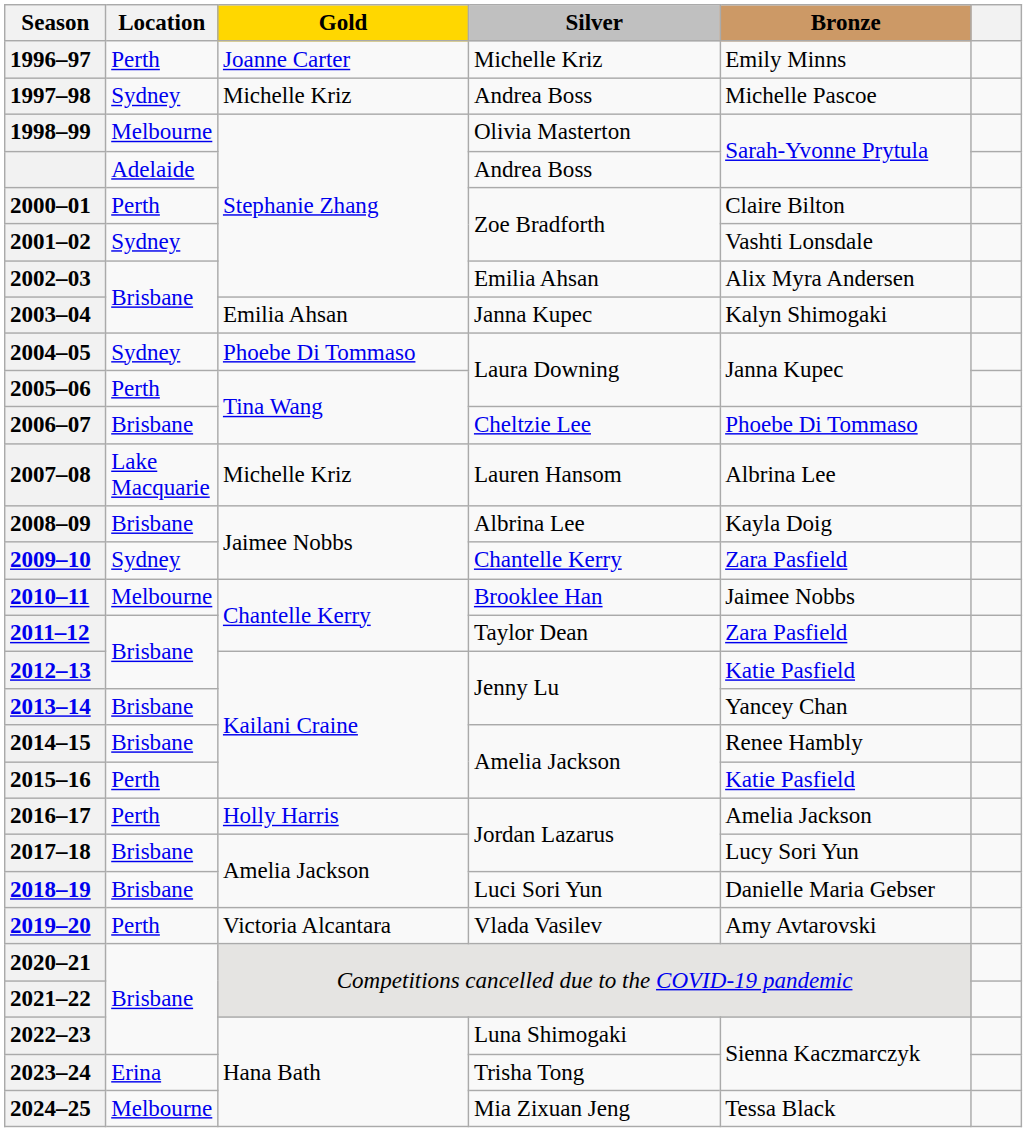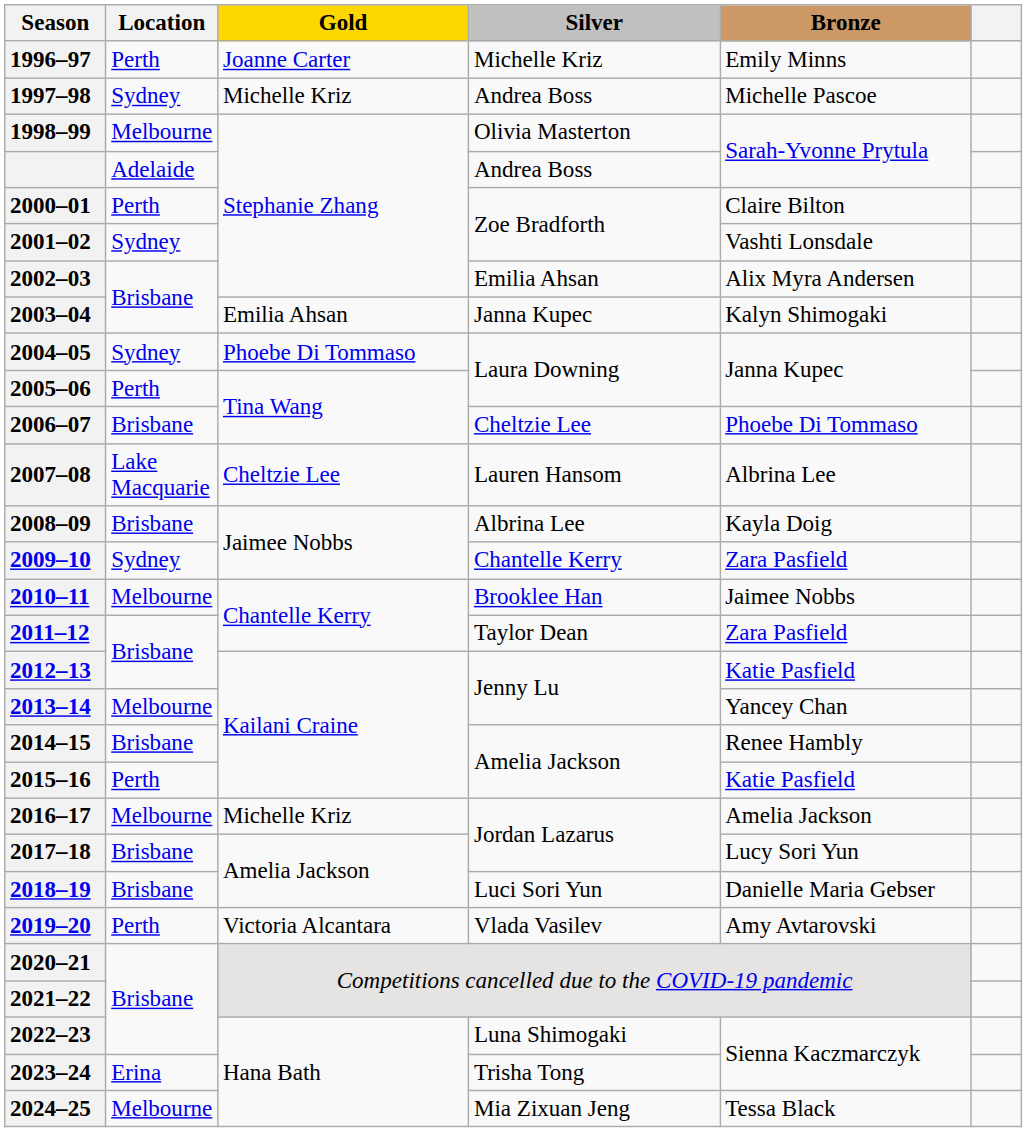(287, 474) Michelle Kriz -> (281, 474) Cheltzie Lee
(152, 706) Brisbane -> (162, 706) Melbourne
(136, 816) Perth -> (162, 816) Melbourne
(281, 816) Holly Harris -> (287, 816) Michelle Kriz
